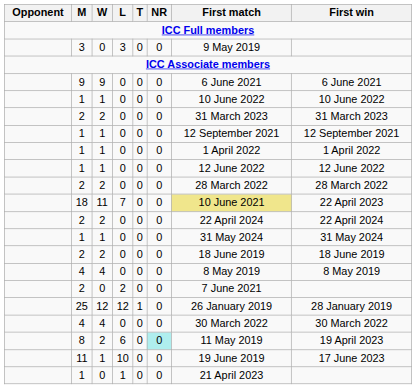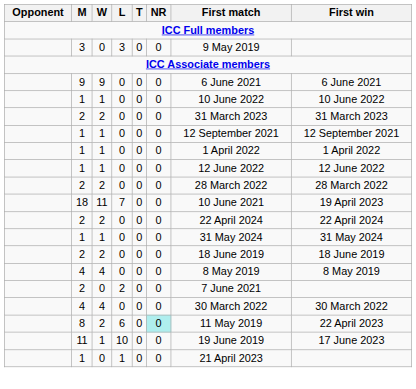(232, 202) khaki background -> (231, 202) no background
(352, 202) 22 April 2023 -> (351, 202) 19 April 2023
- row: (82, 306)
(352, 340) 19 April 2023 -> (351, 323) 22 April 2023
